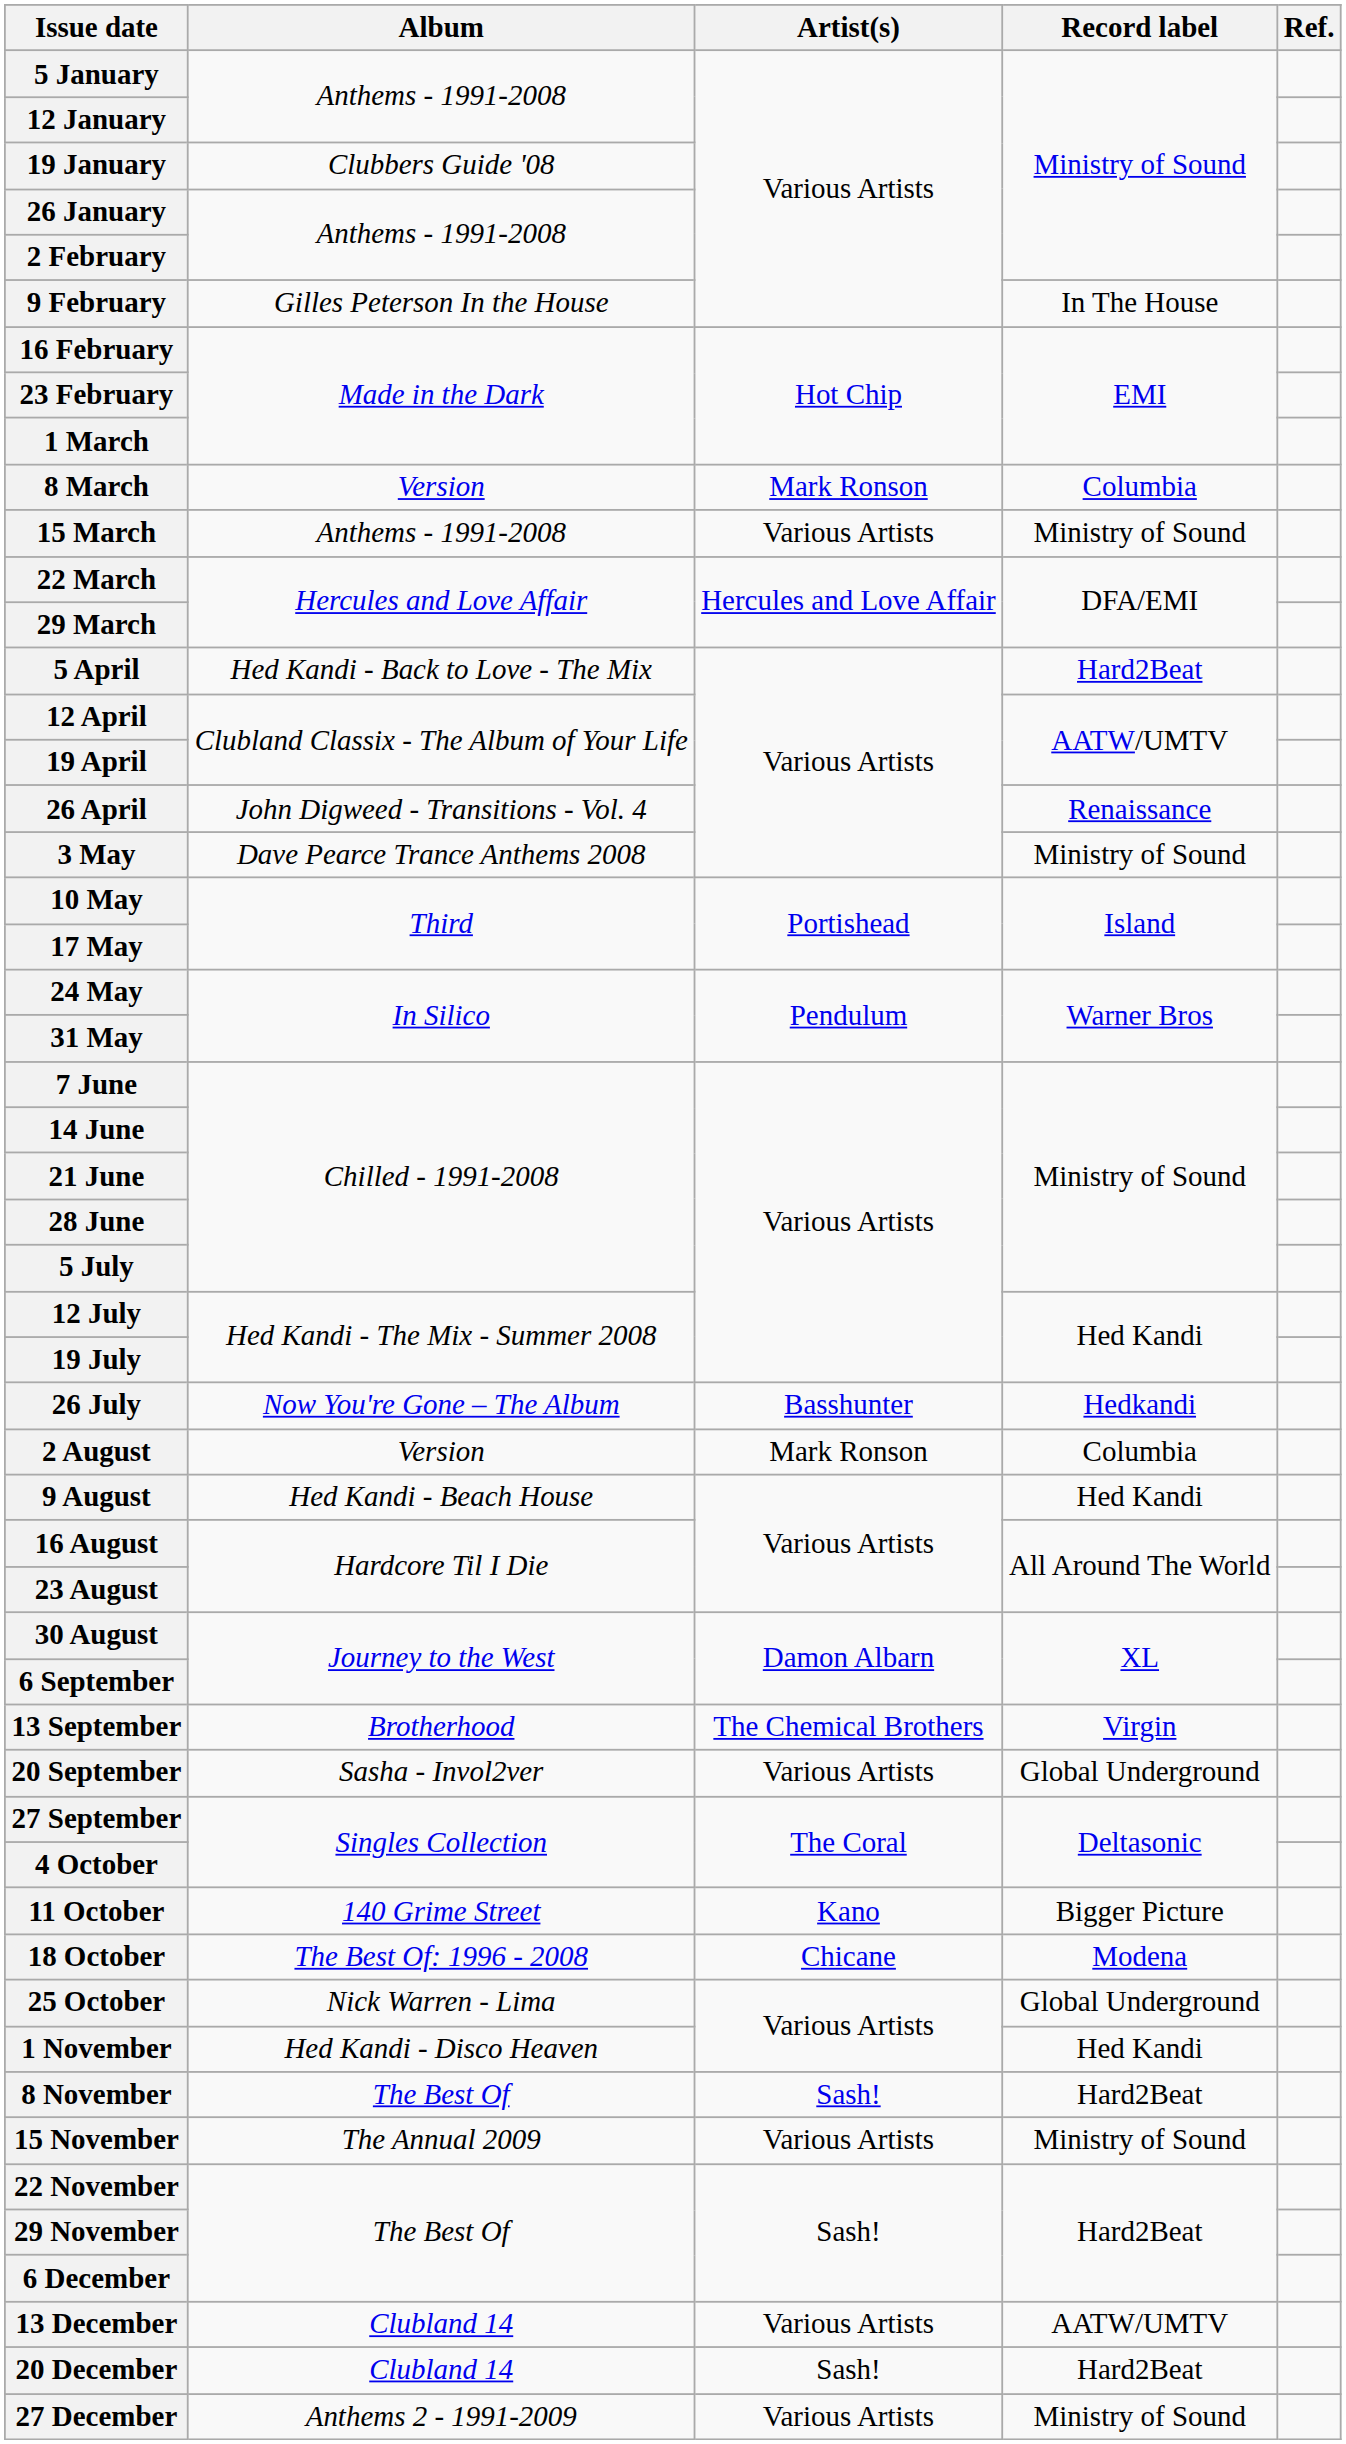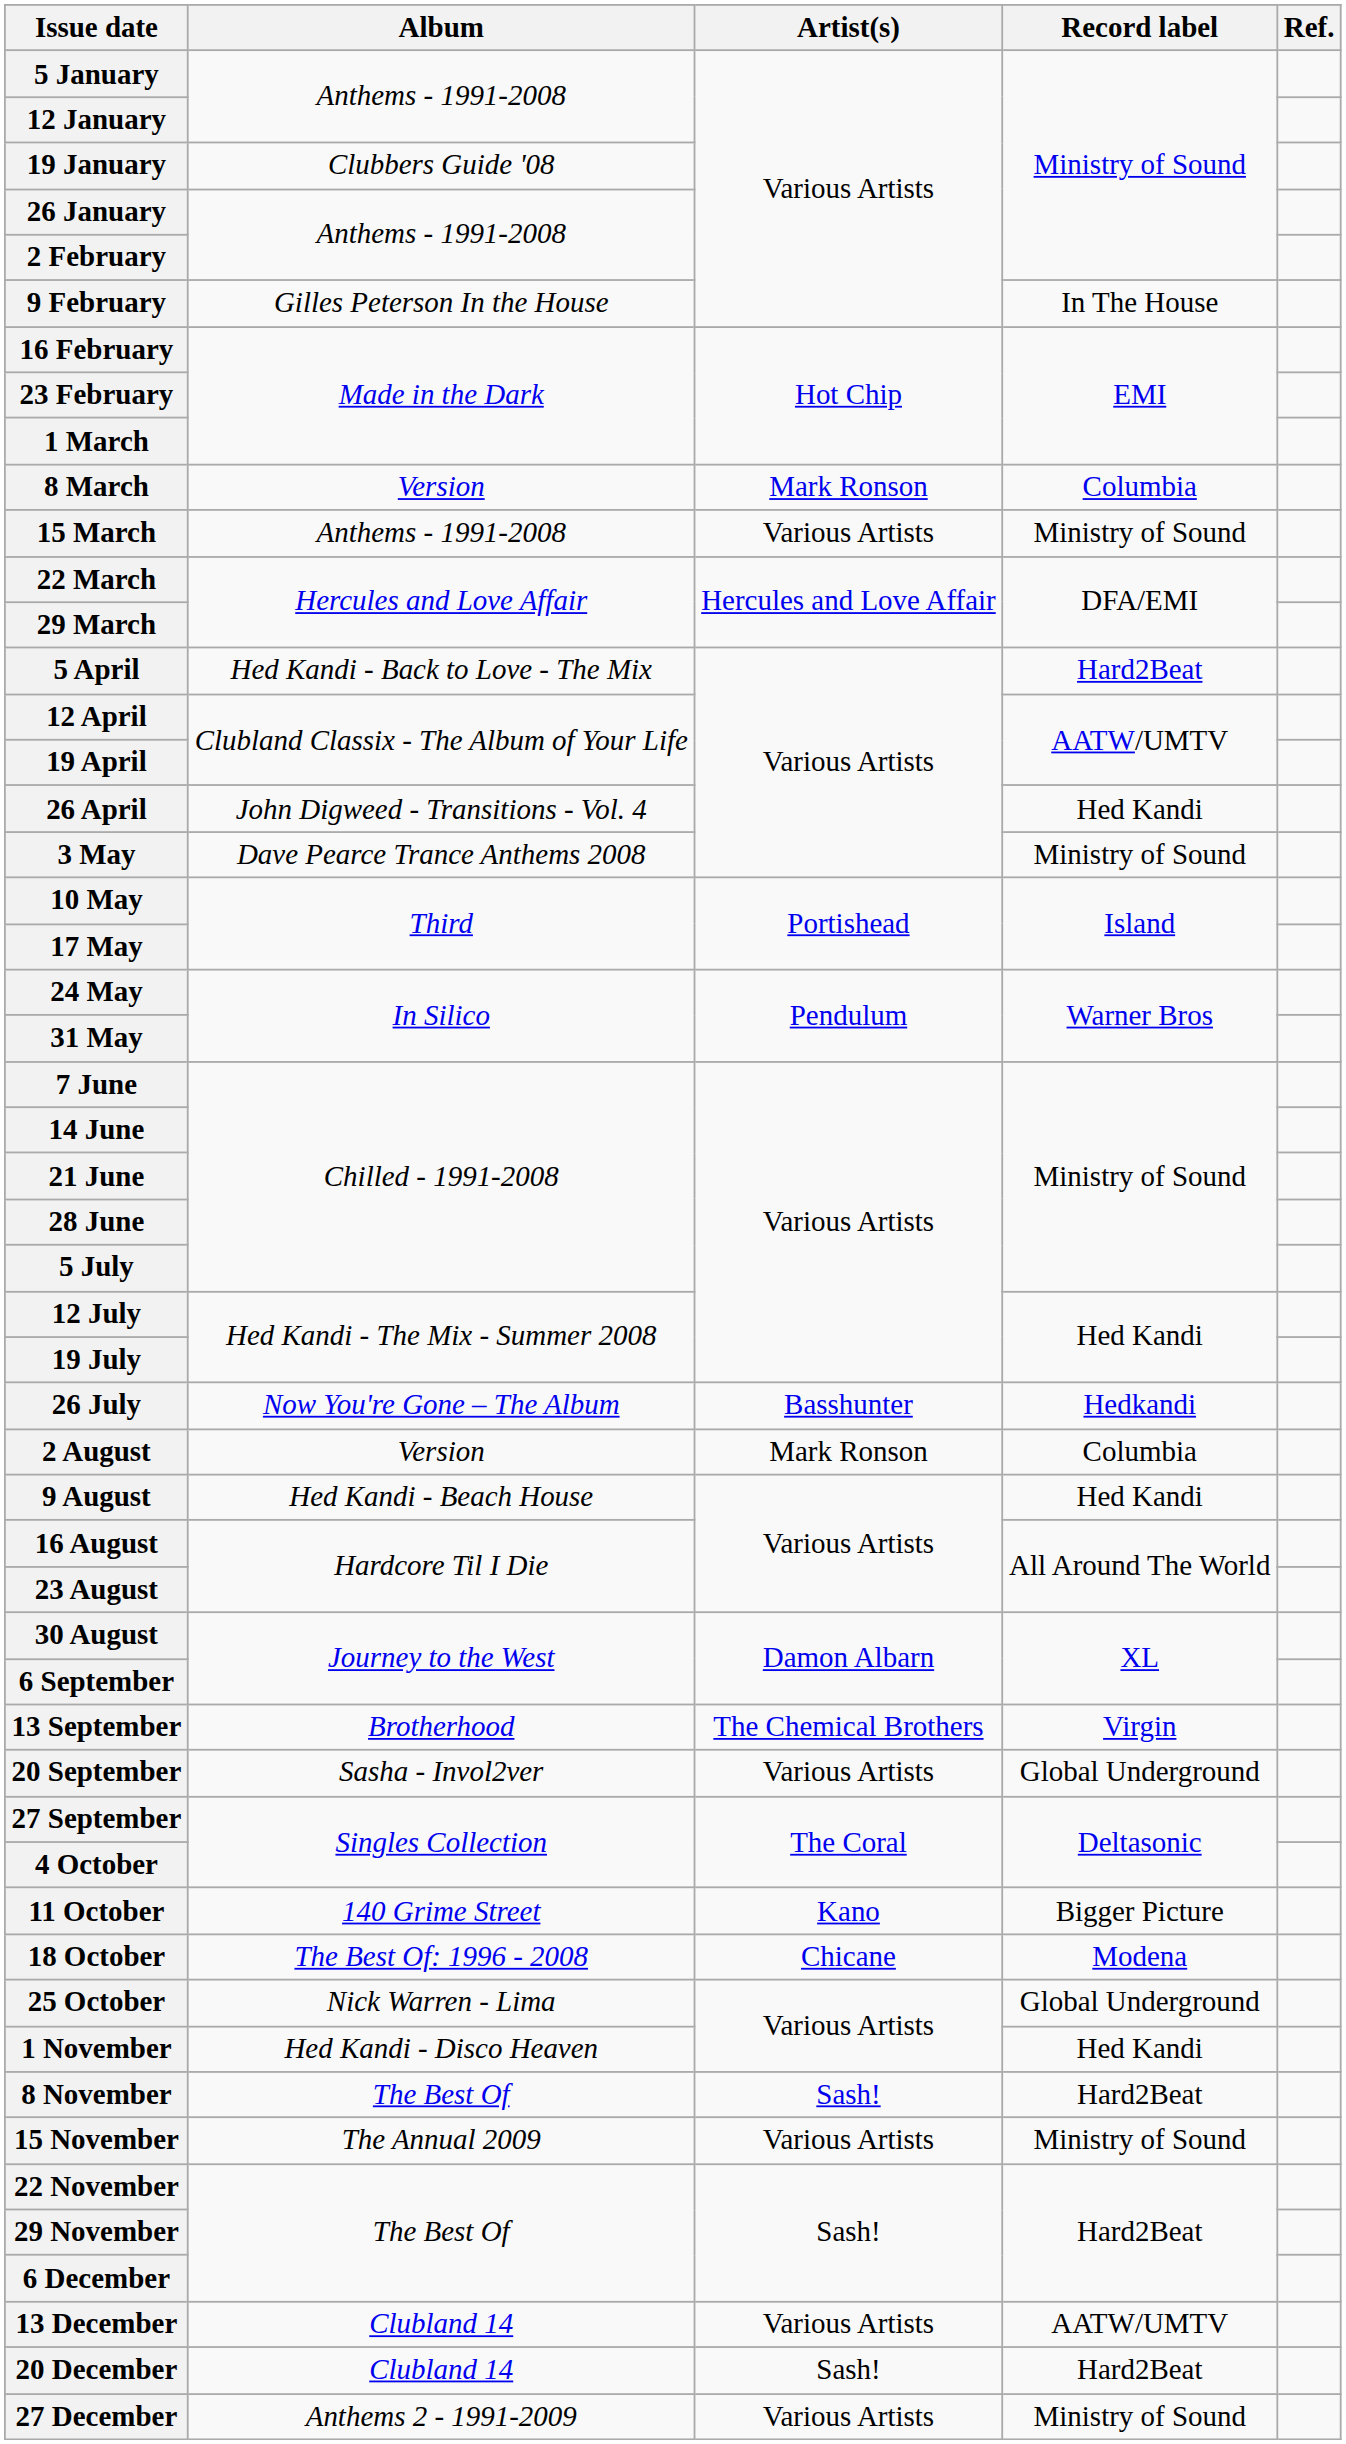(1140, 808) Renaissance -> (1140, 808) Hed Kandi
